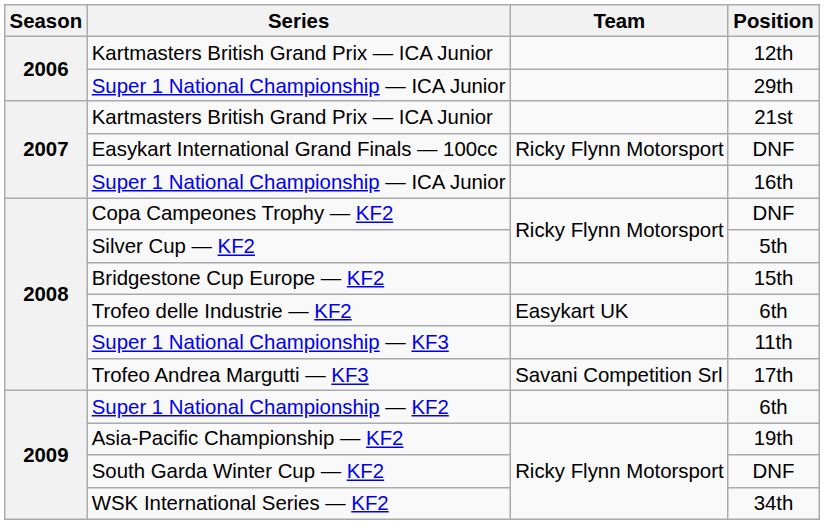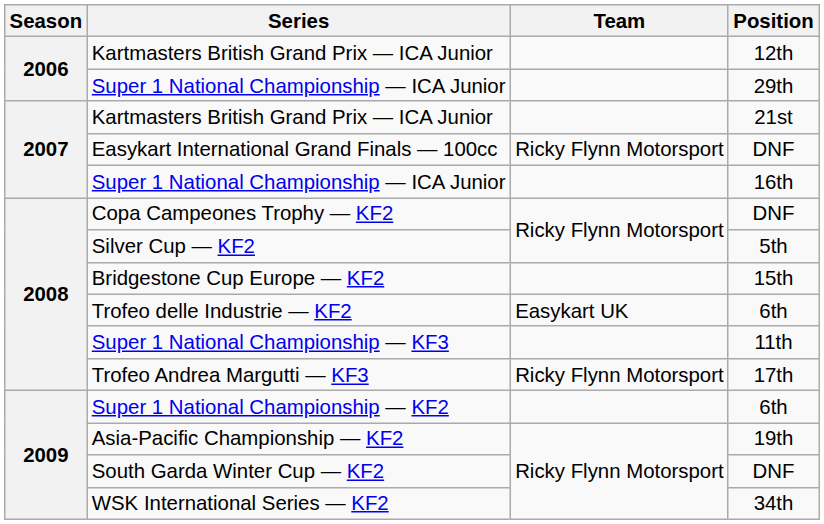(619, 374) Savani Competition Srl -> (619, 374) Ricky Flynn Motorsport
